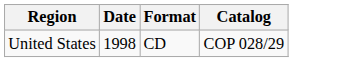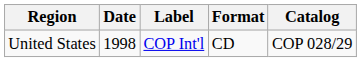+ column: (174, 17)
